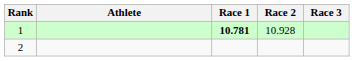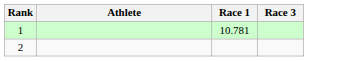- column: (280, 13)
(234, 30) bold -> (234, 30) normal
